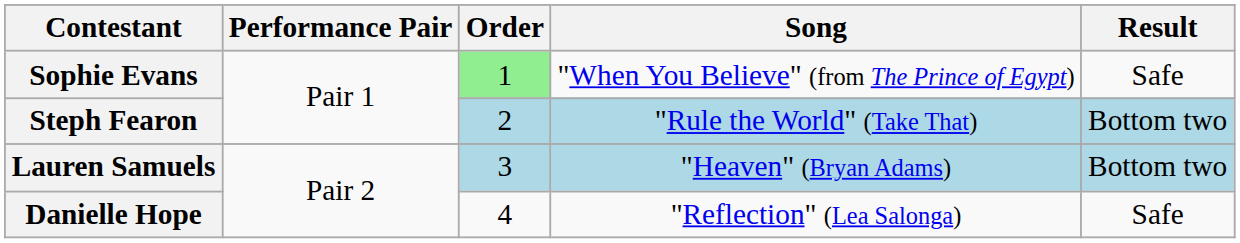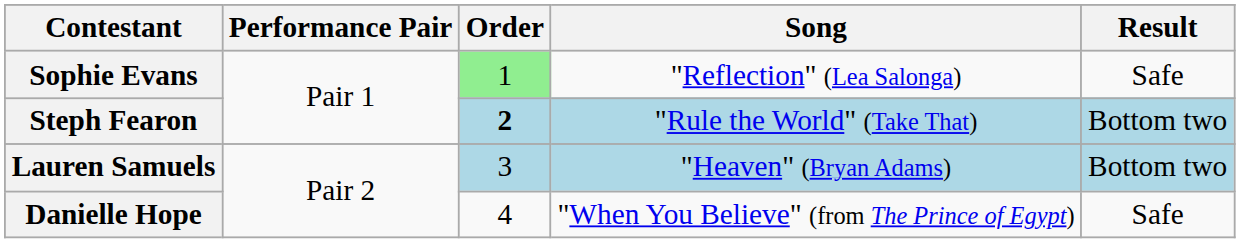(816, 74) "When You Believe" (from The Prince of Egypt) -> (816, 74) "Reflection" (Lea Salonga)
(505, 120) normal -> (505, 120) bold
(816, 213) "Reflection" (Lea Salonga) -> (816, 213) "When You Believe" (from The Prince of Egypt)
